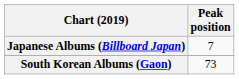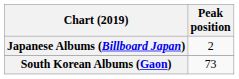(211, 45) 7 -> (211, 45) 2
